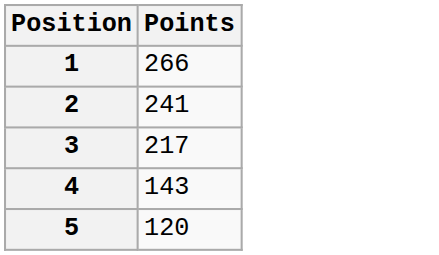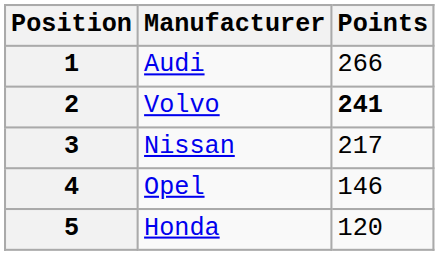+ column: (235, 26)
(167, 107) normal -> (360, 107) bold
(167, 188) 143 -> (360, 188) 146
